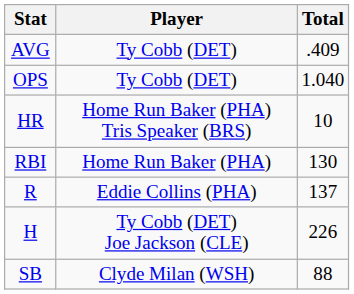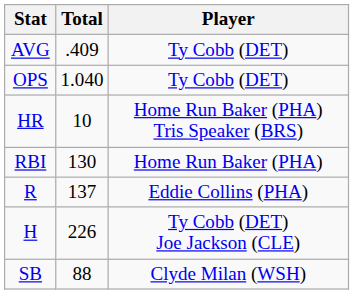columns swapped: (177, 19) <-> (323, 19)
